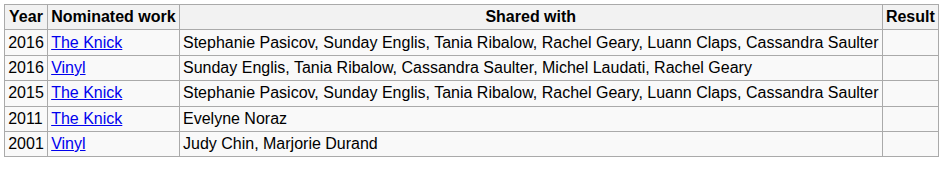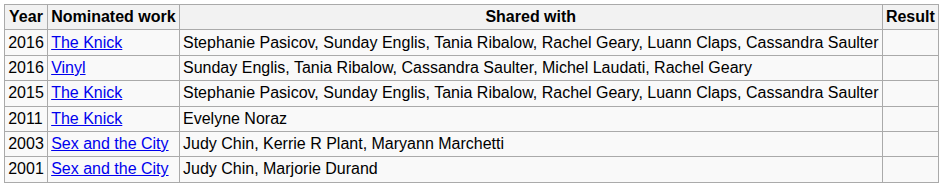+ row: (26, 144)
(68, 144) Vinyl -> (110, 169) Sex and the City
